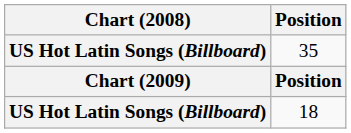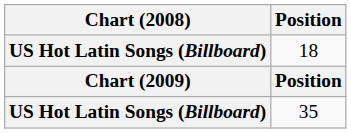rows swapped: (308, 50) <-> (308, 111)
